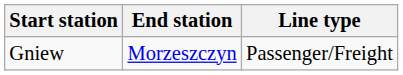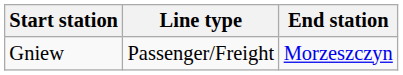columns swapped: (182, 20) <-> (319, 20)
